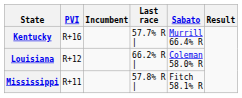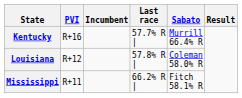(149, 59) 66.2% R | -> (149, 59) 57.8% R |
(149, 82) 57.8% R | -> (149, 82) 66.2% R |
